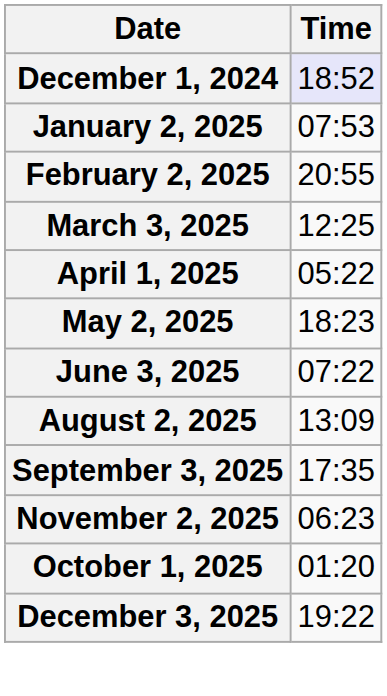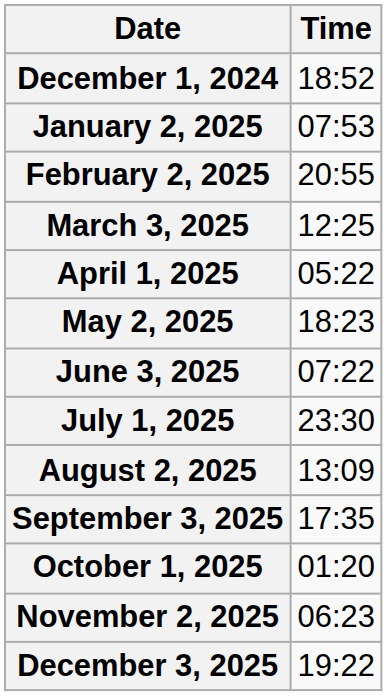(336, 77) lavender background -> (336, 77) no background
+ row: (148, 420)
rows swapped: (148, 567) <-> (148, 518)
